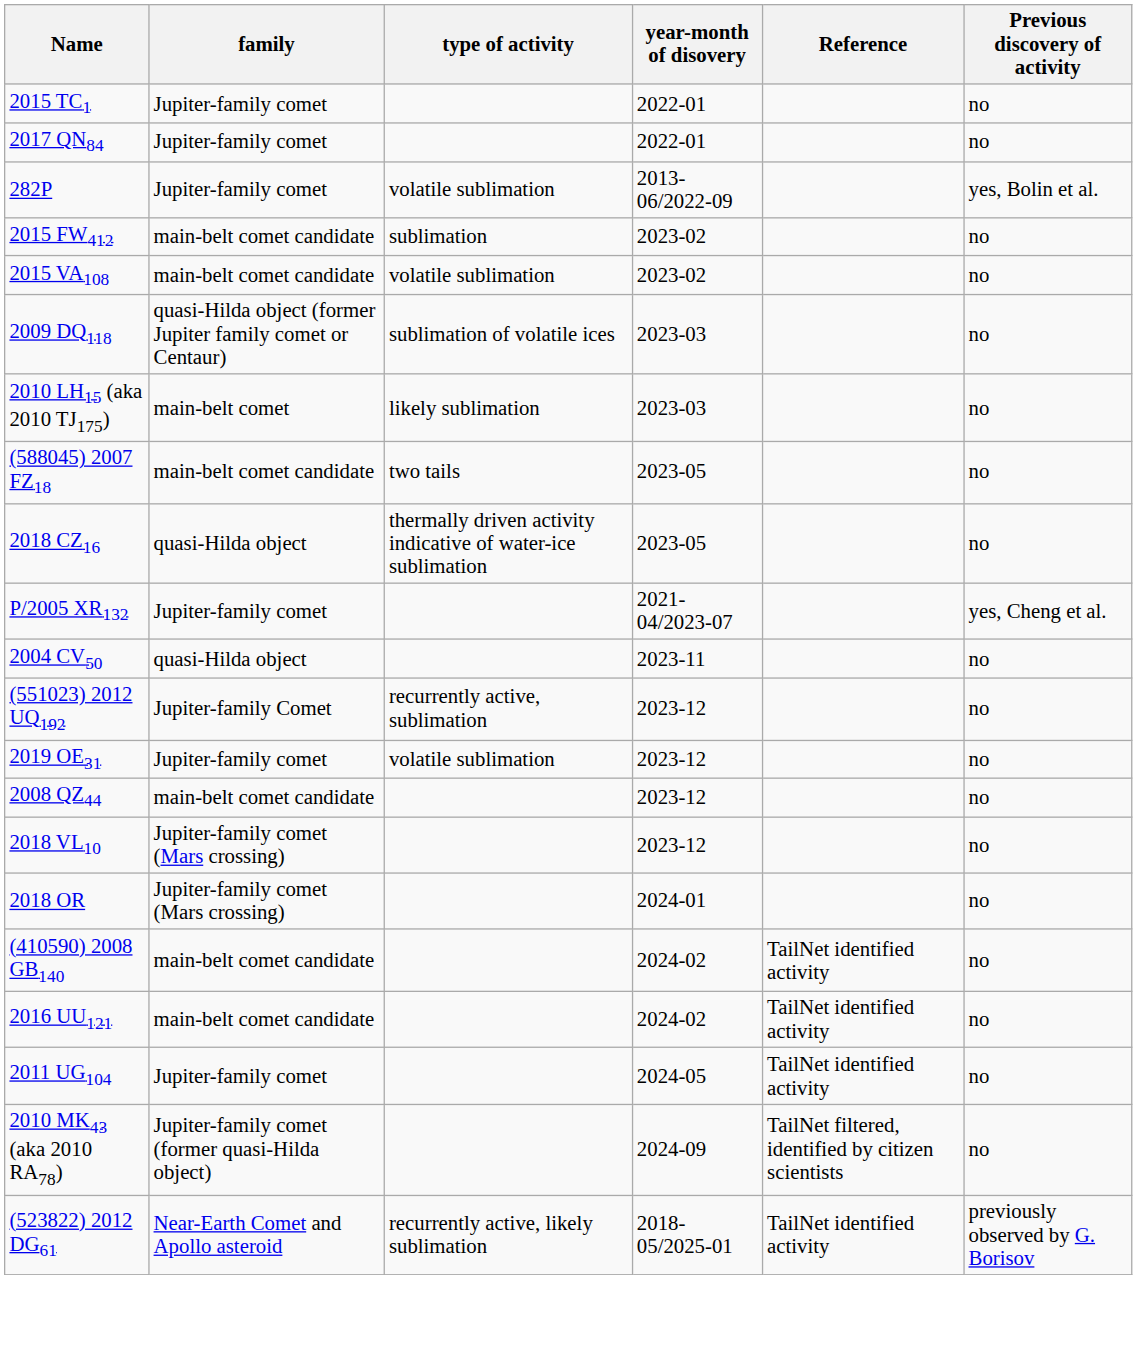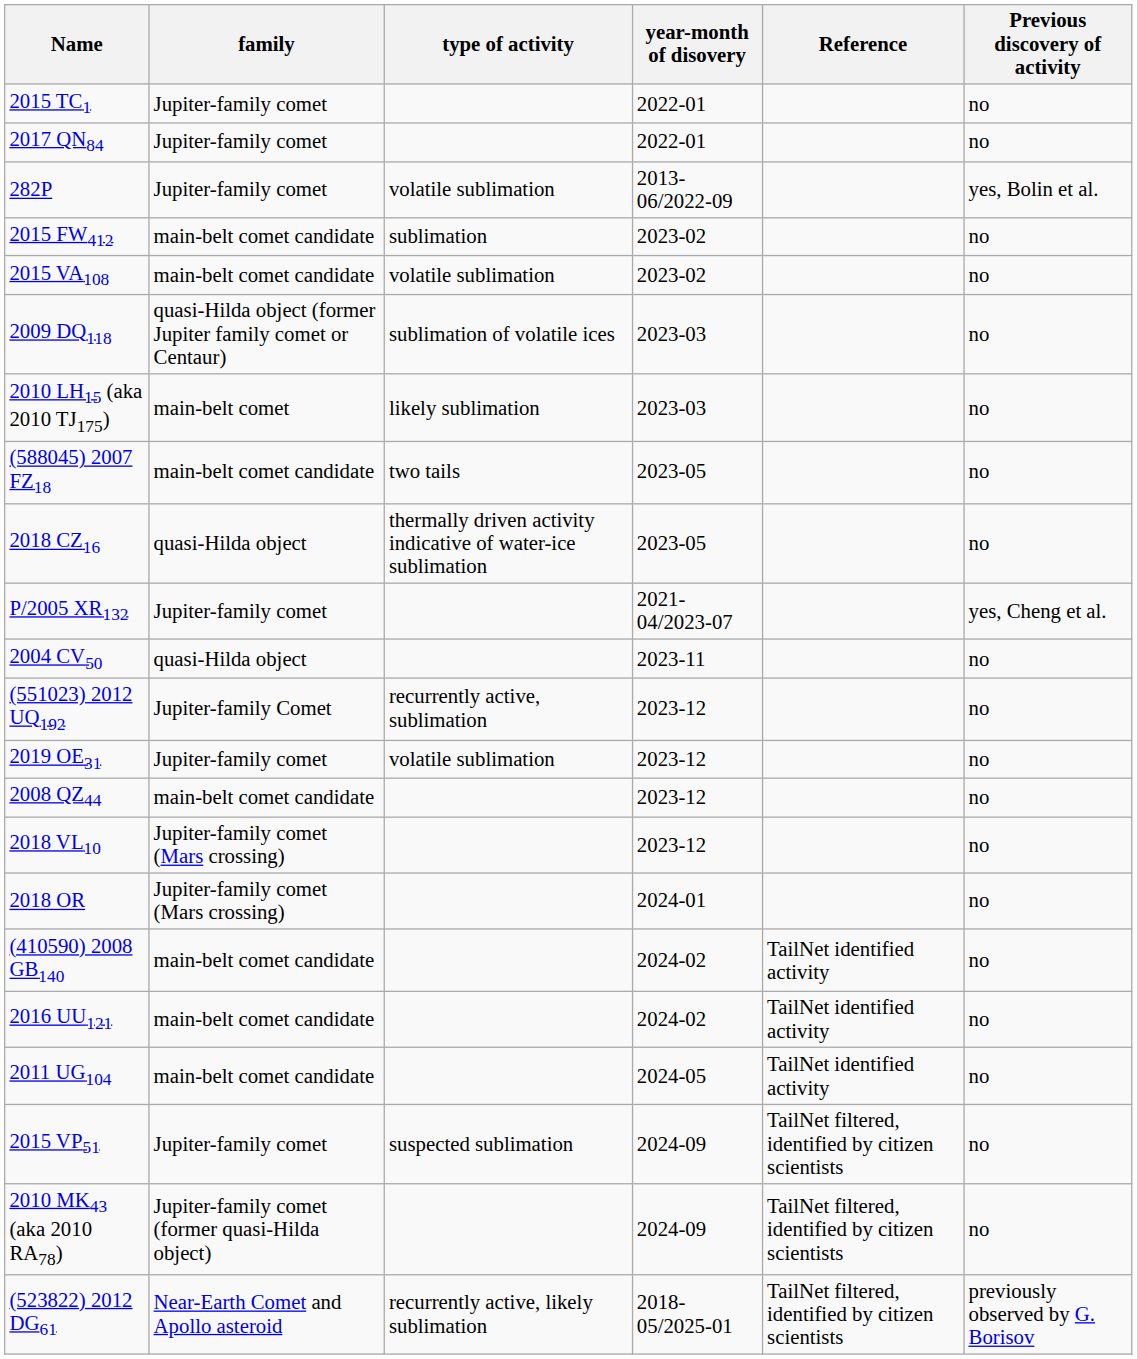(240, 1075) Jupiter-family comet -> (264, 1075) main-belt comet candidate
+ row: (55, 1143)
(841, 1234) TailNet identified activity -> (850, 1314) TailNet filtered, identified by citizen scientists
